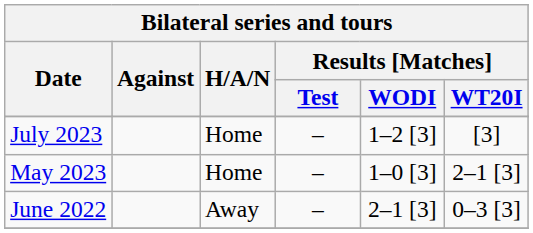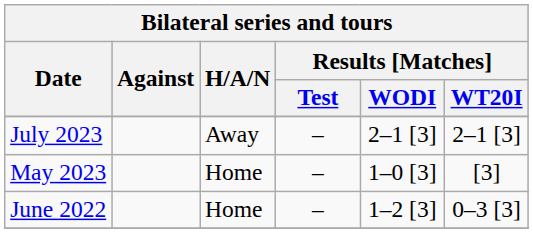(234, 135) Home -> (232, 135) Away
(402, 135) 1–2 [3] -> (402, 135) 2–1 [3]
(487, 135) [3] -> (487, 135) 2–1 [3]
(487, 172) 2–1 [3] -> (487, 172) [3]
(232, 209) Away -> (234, 209) Home
(402, 209) 2–1 [3] -> (402, 209) 1–2 [3]
